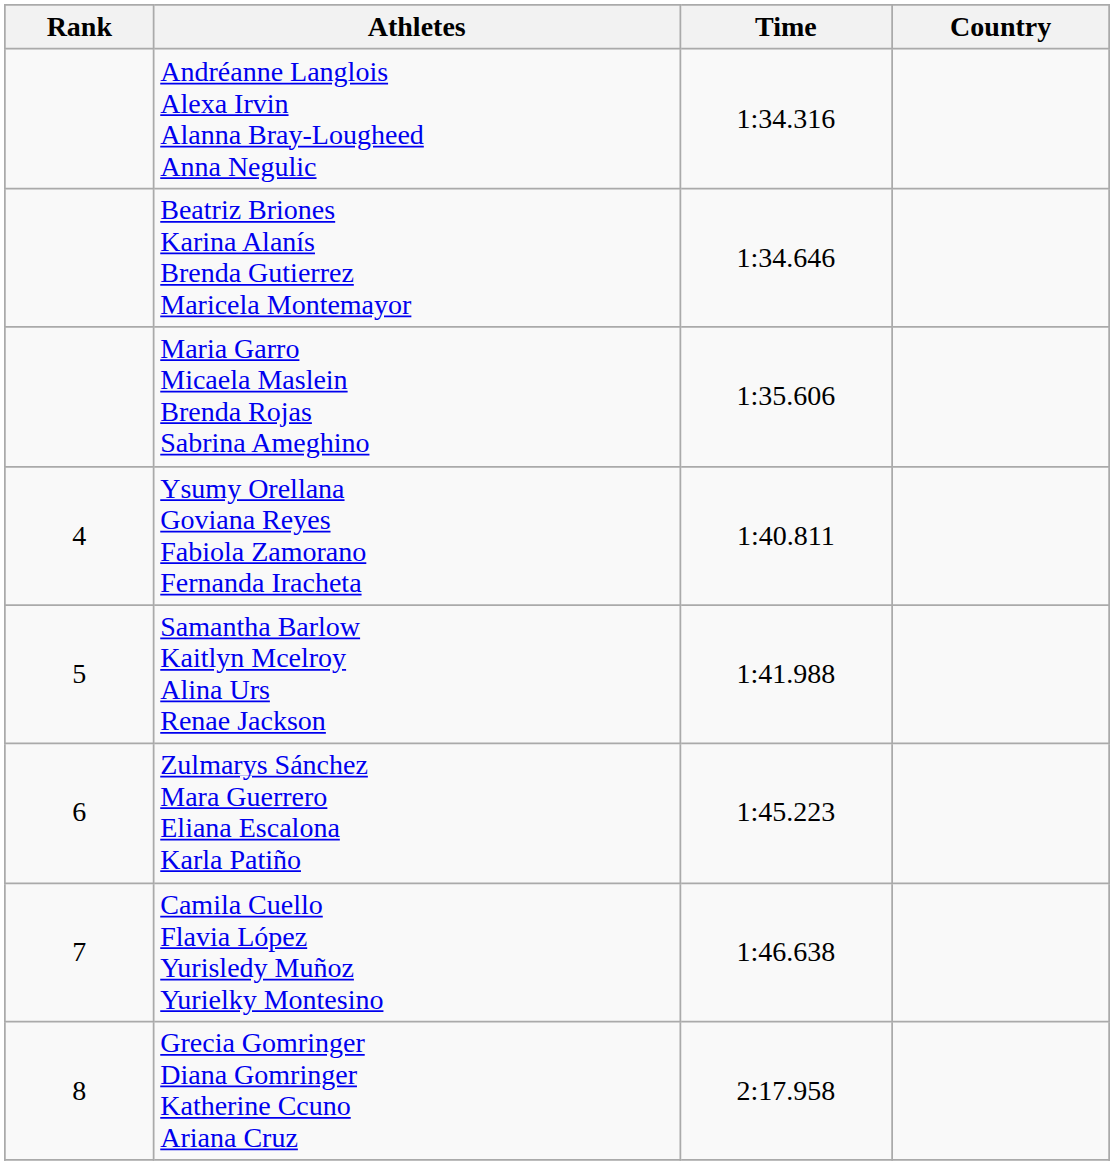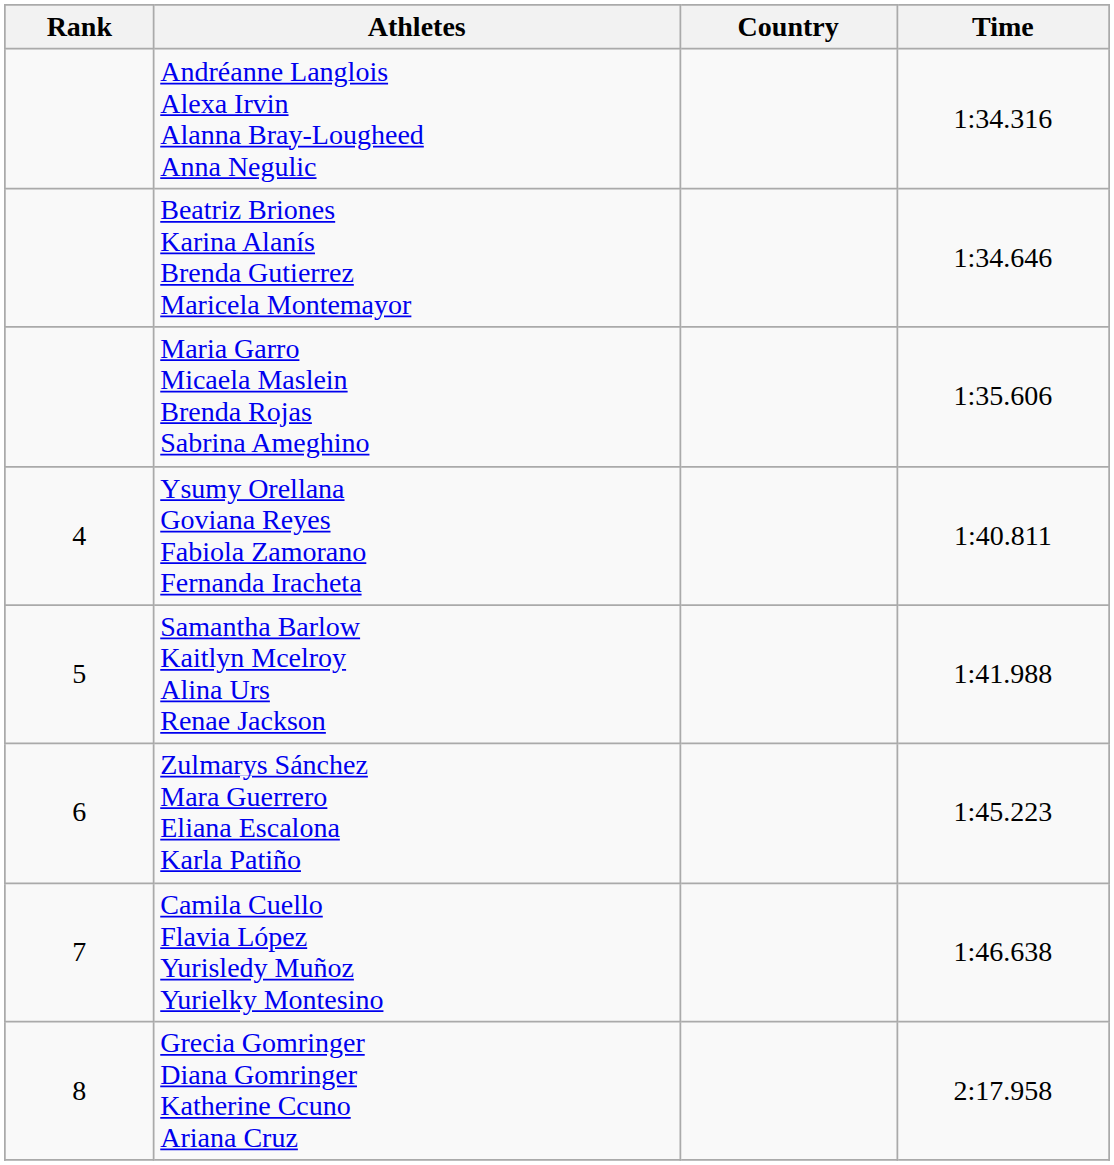columns swapped: (1001, 26) <-> (786, 26)
